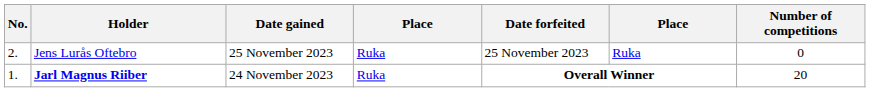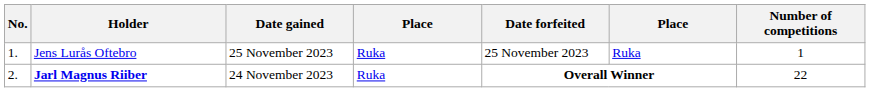(13, 53) 2. -> (13, 53) 1.
(801, 53) 0 -> (801, 53) 1
(13, 75) 1. -> (13, 75) 2.
(801, 75) 20 -> (801, 75) 22
